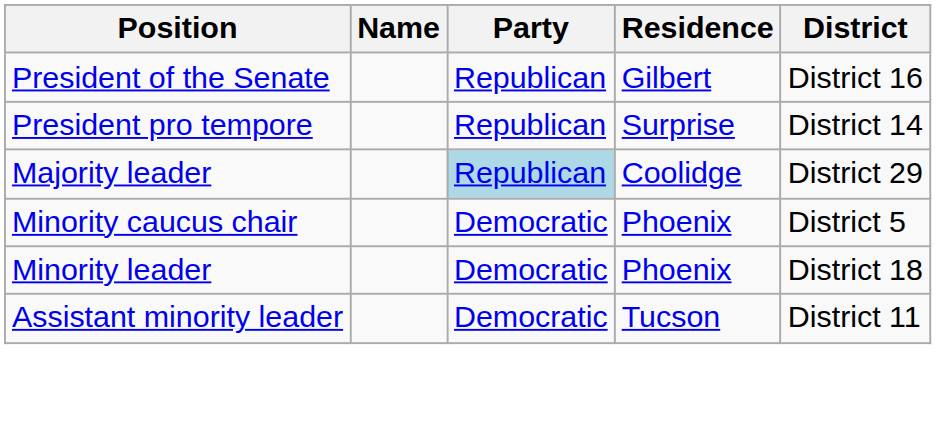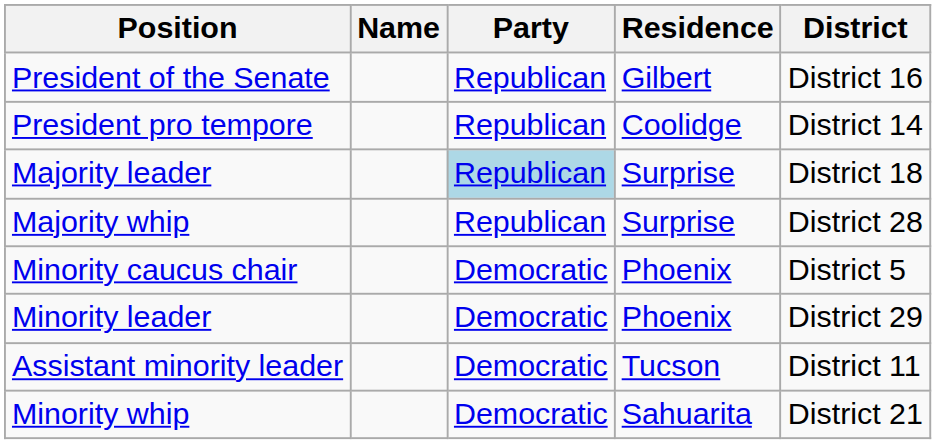(678, 125) Surprise -> (682, 125) Coolidge
(682, 173) Coolidge -> (678, 173) Surprise
(855, 173) District 29 -> (855, 173) District 18
+ row: (101, 221)
(855, 269) District 18 -> (855, 317) District 29
+ row: (101, 414)
